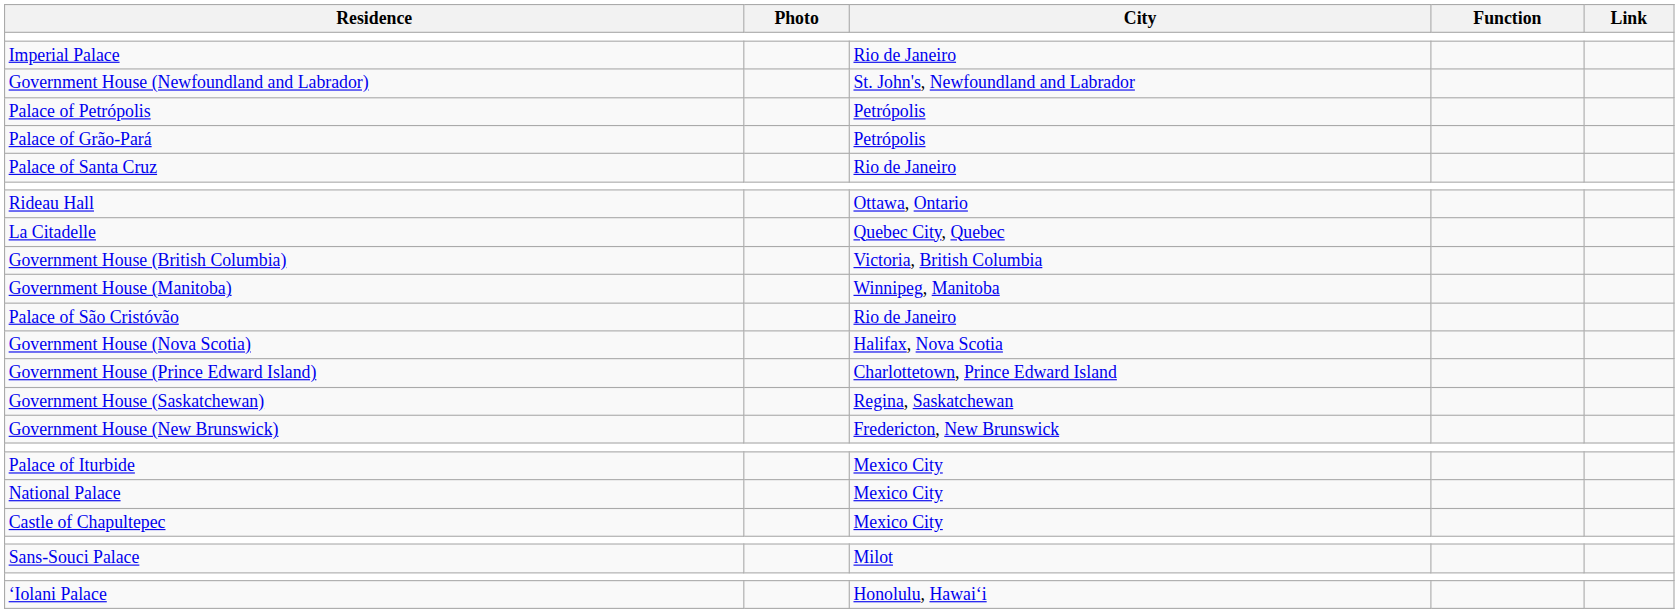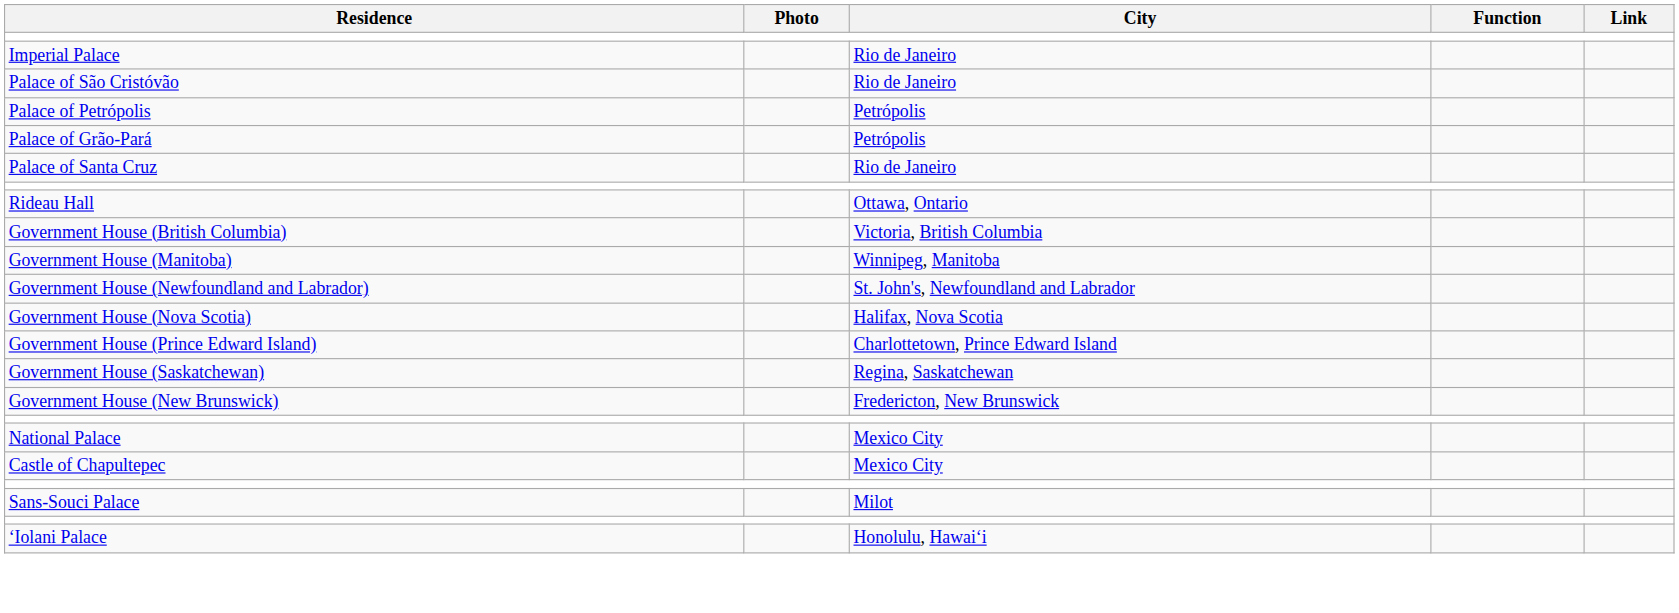rows swapped: (94, 316) <-> (189, 83)
- row: (52, 232)
- row: (72, 465)
